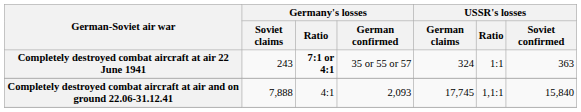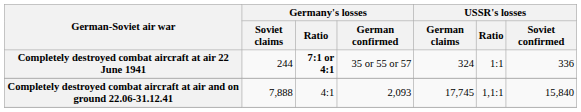(285, 64) 243 -> (285, 64) 244
(566, 64) 363 -> (566, 64) 336
